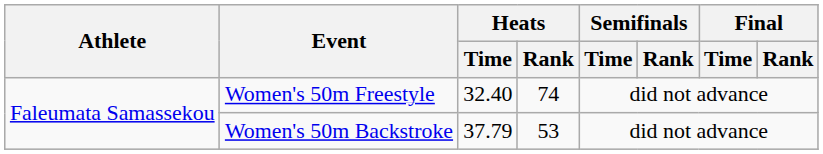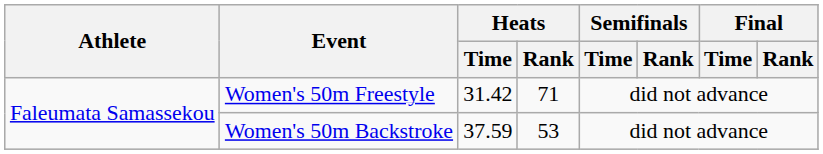(488, 95) 32.40 -> (488, 95) 31.42
(548, 95) 74 -> (548, 95) 71
(488, 131) 37.79 -> (488, 131) 37.59
